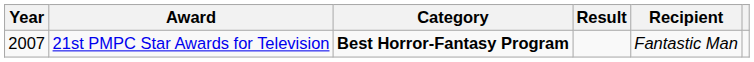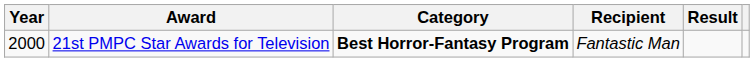columns swapped: (686, 17) <-> (602, 17)
(27, 43) 2007 -> (27, 43) 2000
